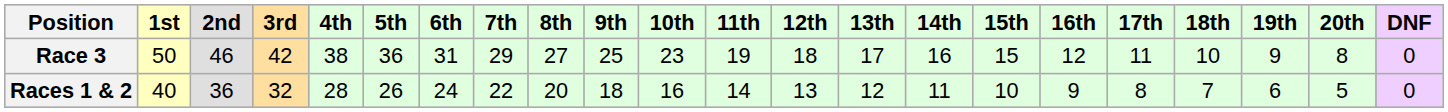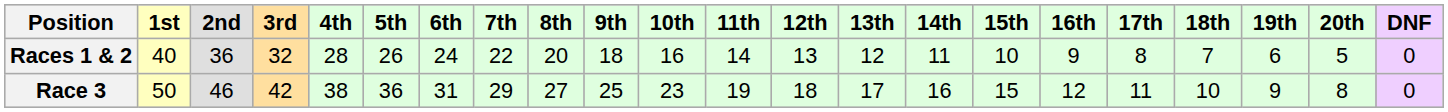rows swapped: (71, 90) <-> (71, 56)
